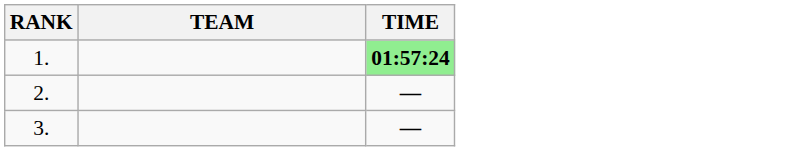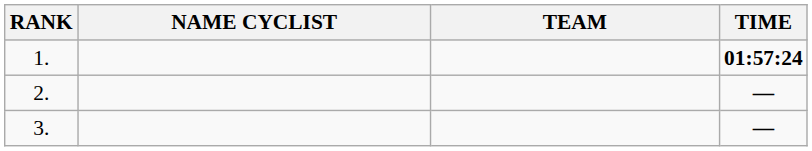+ column: (254, 22)
(411, 57) lightgreen background -> (763, 57) no background
